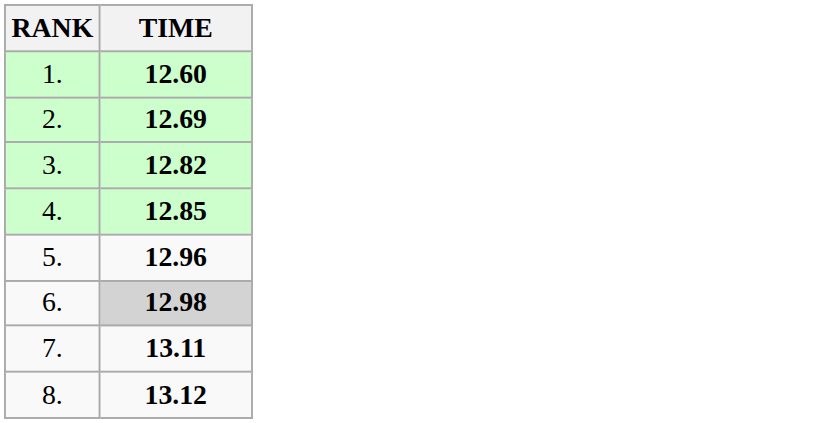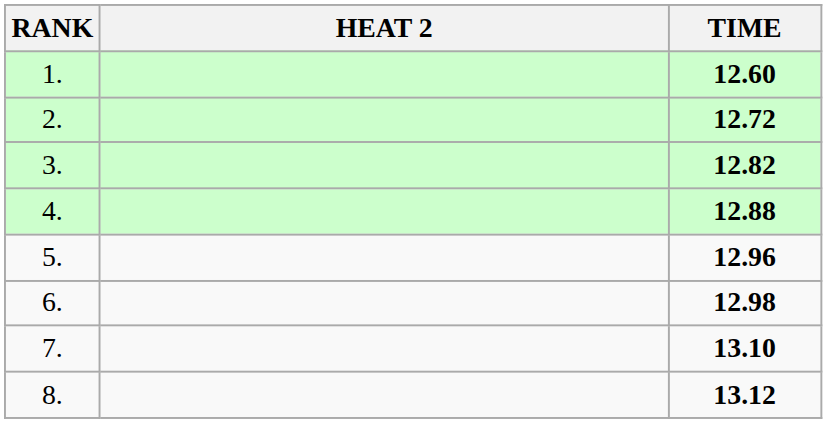+ column: (384, 27)
(176, 119) 12.69 -> (745, 119) 12.72
(176, 211) 12.85 -> (745, 211) 12.88
(176, 302) lightgrey background -> (745, 302) no background
(176, 348) 13.11 -> (745, 348) 13.10
